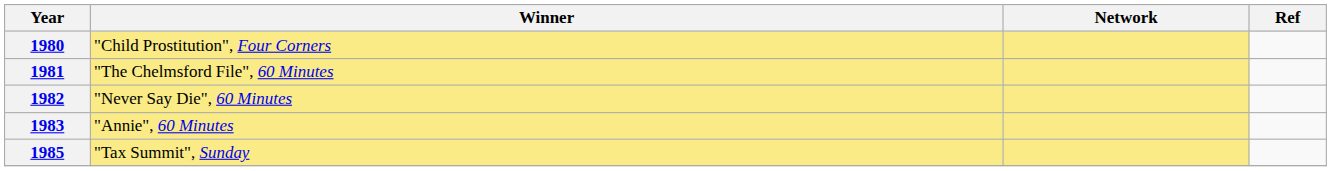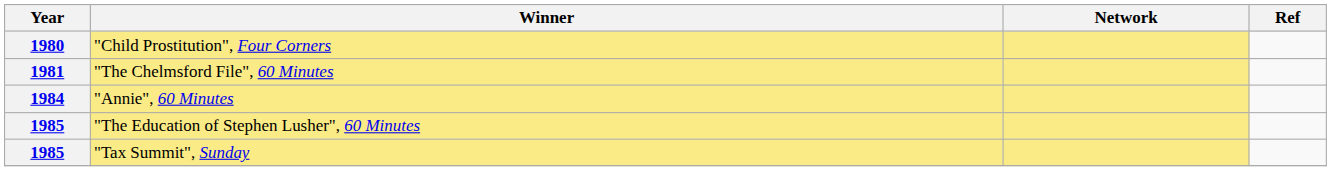- row: (193, 98)
(47, 125) 1983 -> (47, 98) 1984
+ row: (257, 125)
